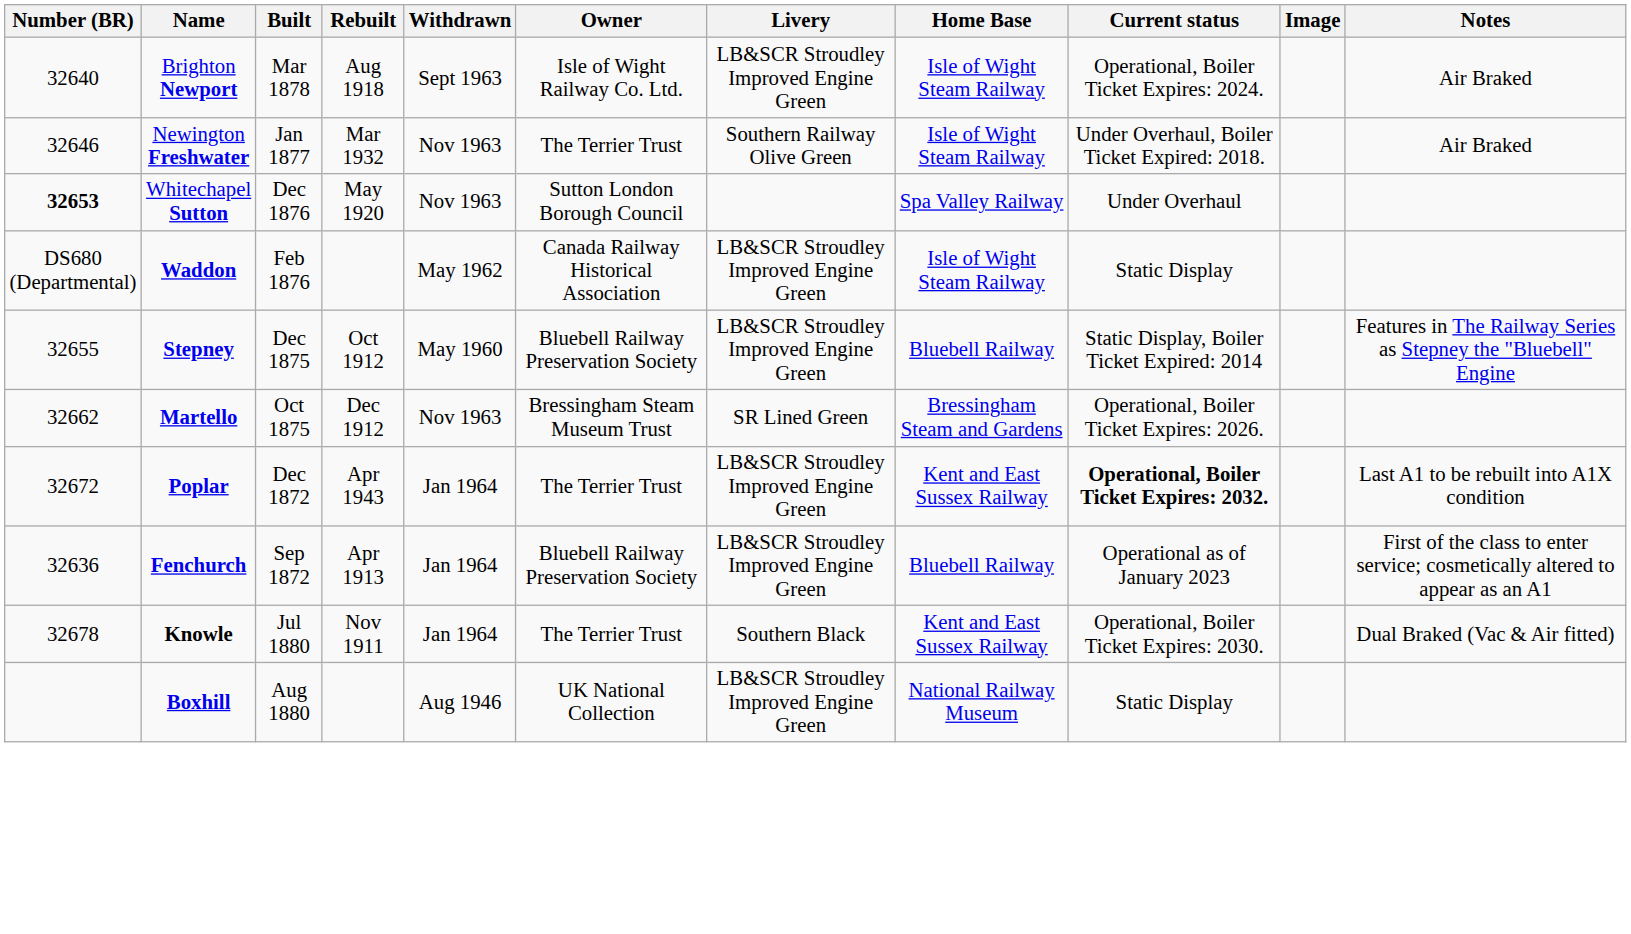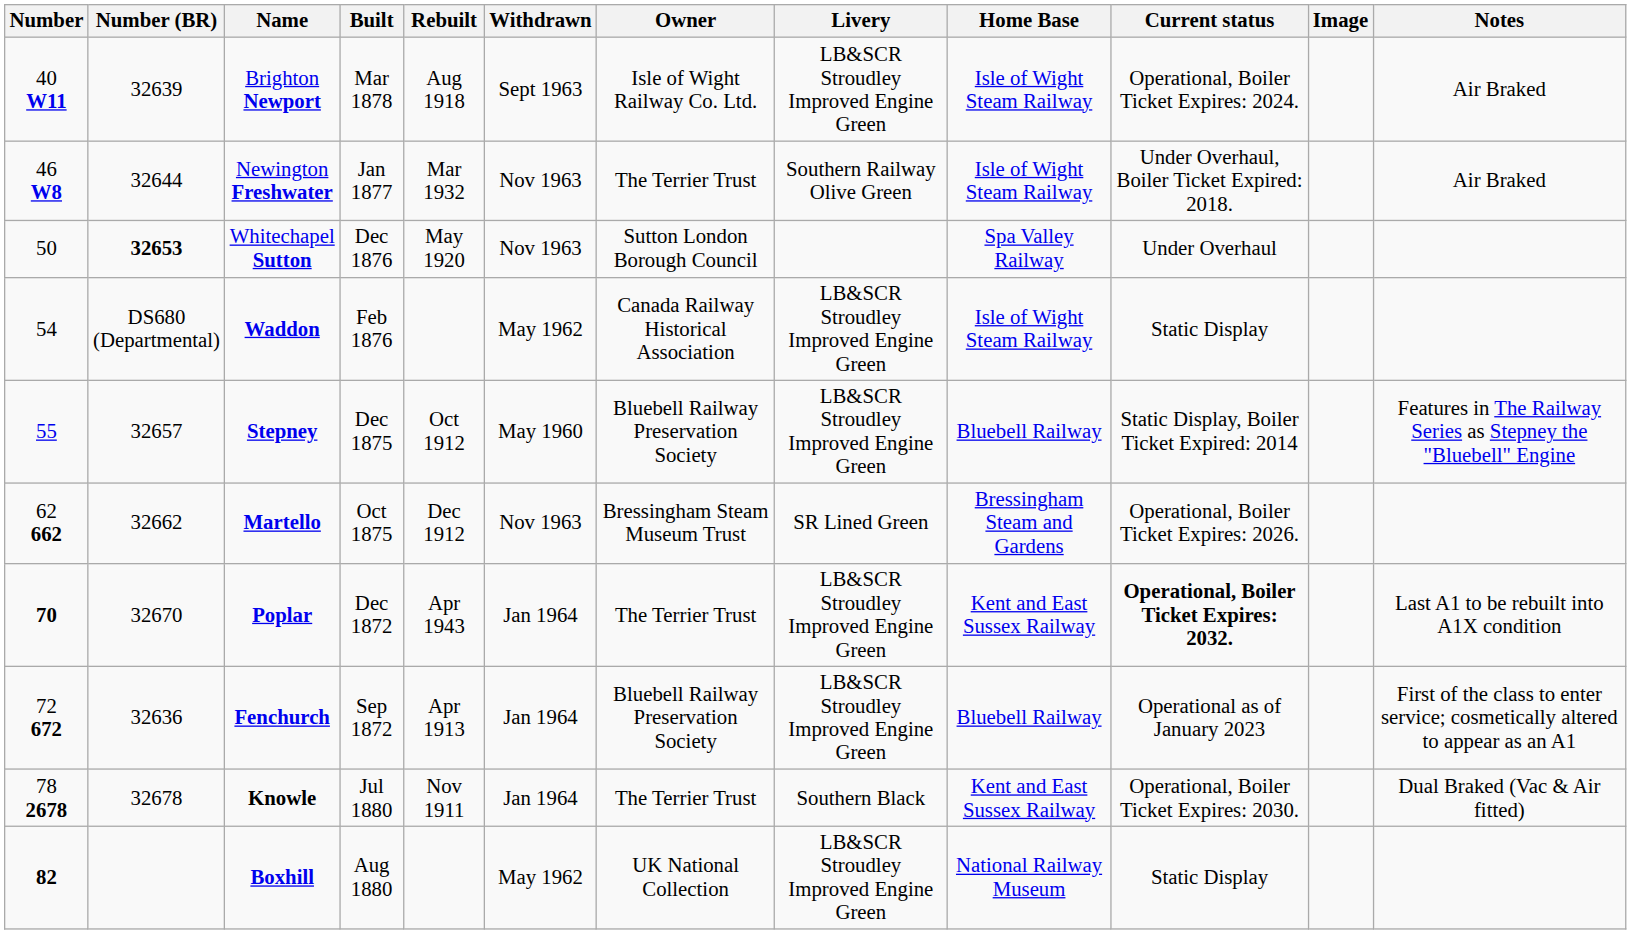+ column: (46, 20)
(73, 77) 32640 -> (157, 89) 32639
(73, 145) 32646 -> (157, 180) 32644
(73, 349) 32655 -> (157, 431) 32657
(73, 485) 32672 -> (157, 614) 32670
(460, 701) Aug 1946 -> (540, 877) May 1962
